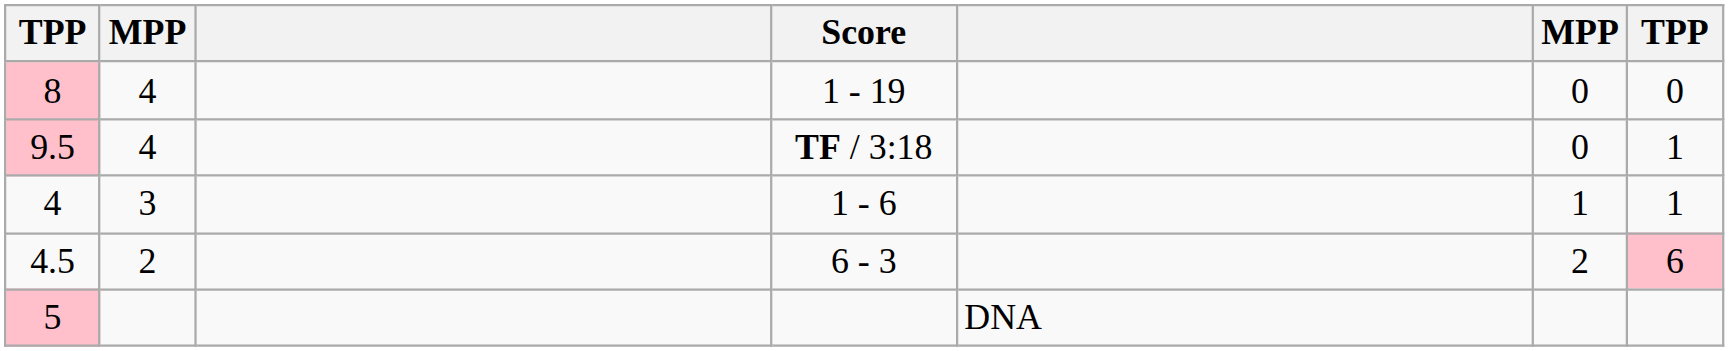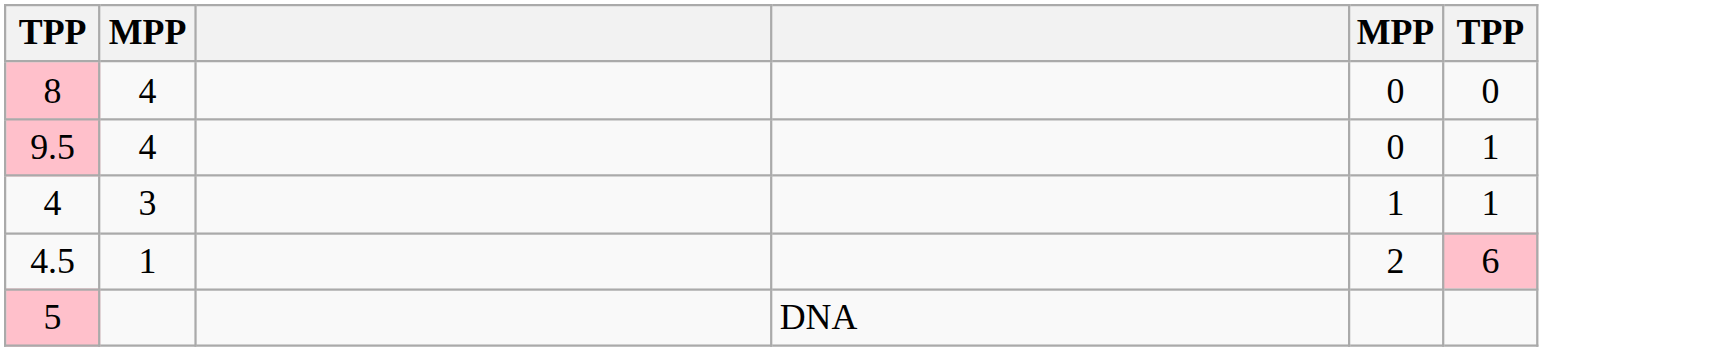- column: (864, 32)
(148, 260) 2 -> (148, 260) 1
